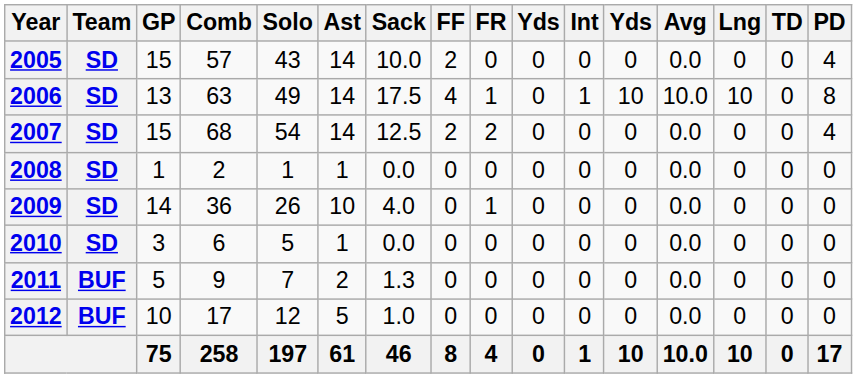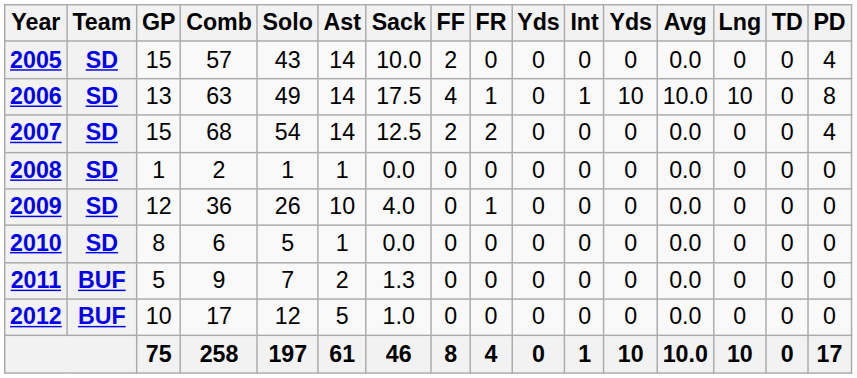(159, 206) 14 -> (159, 206) 12
(159, 243) 3 -> (159, 243) 8
